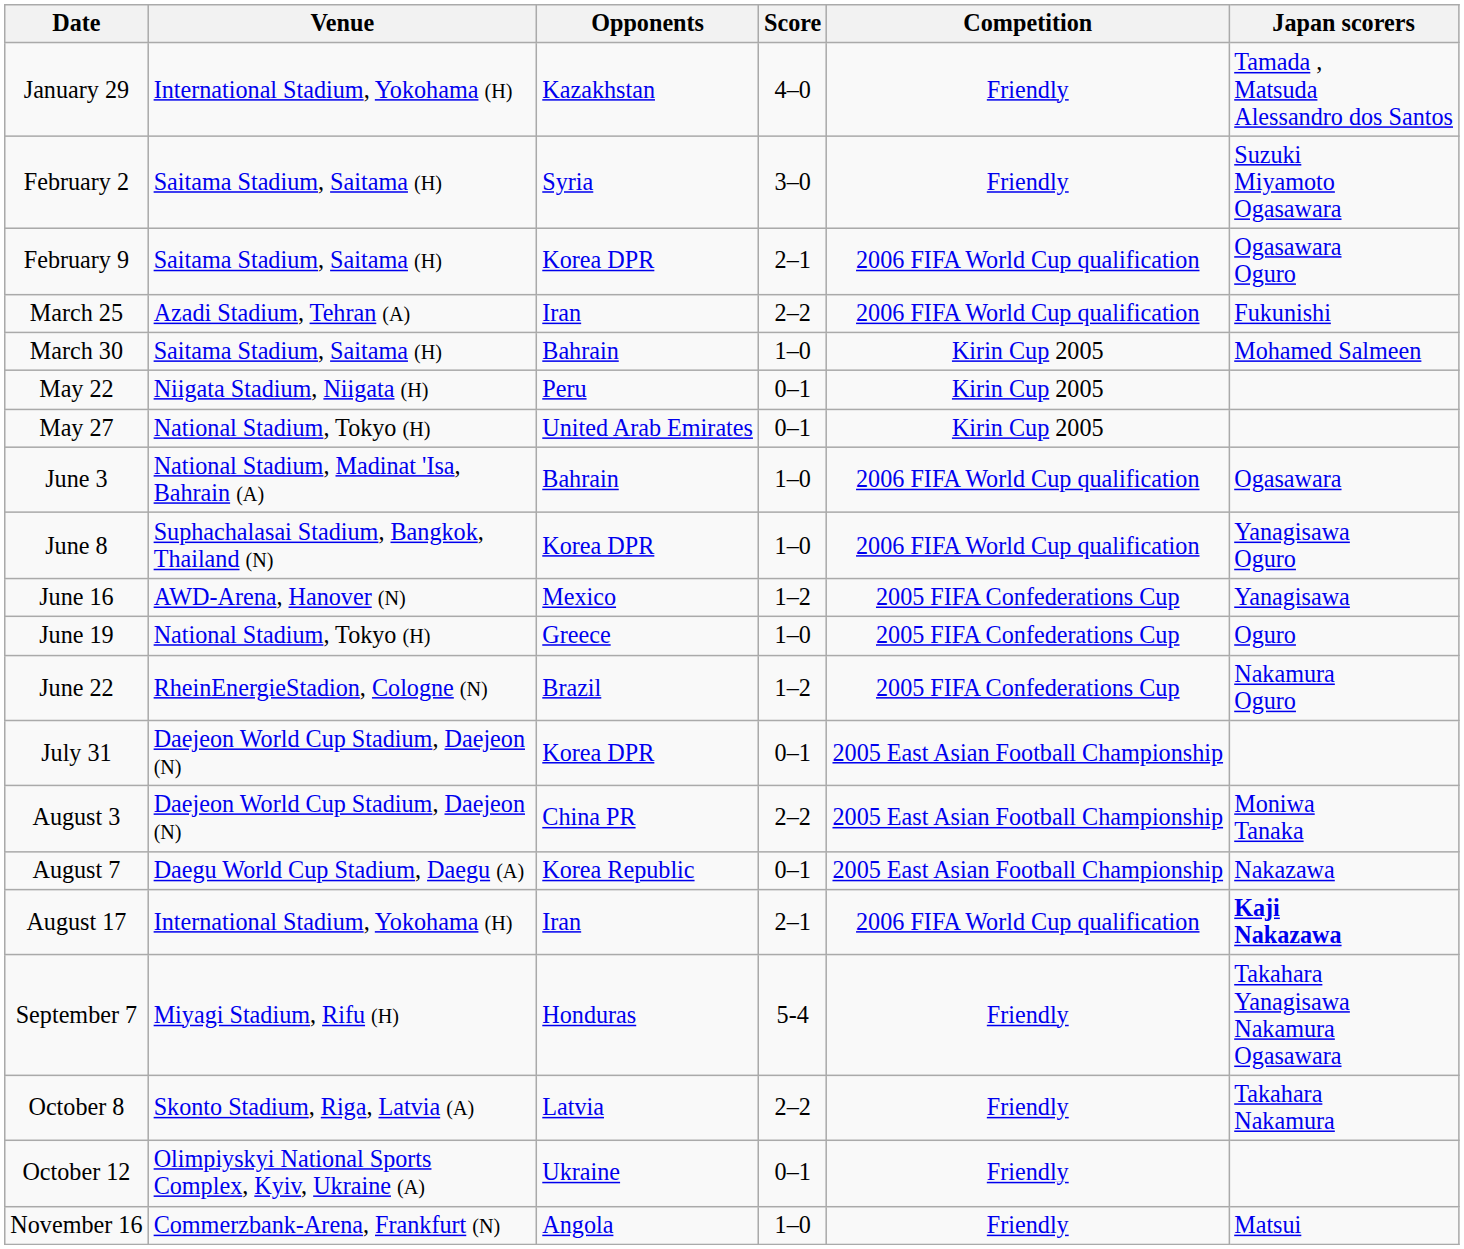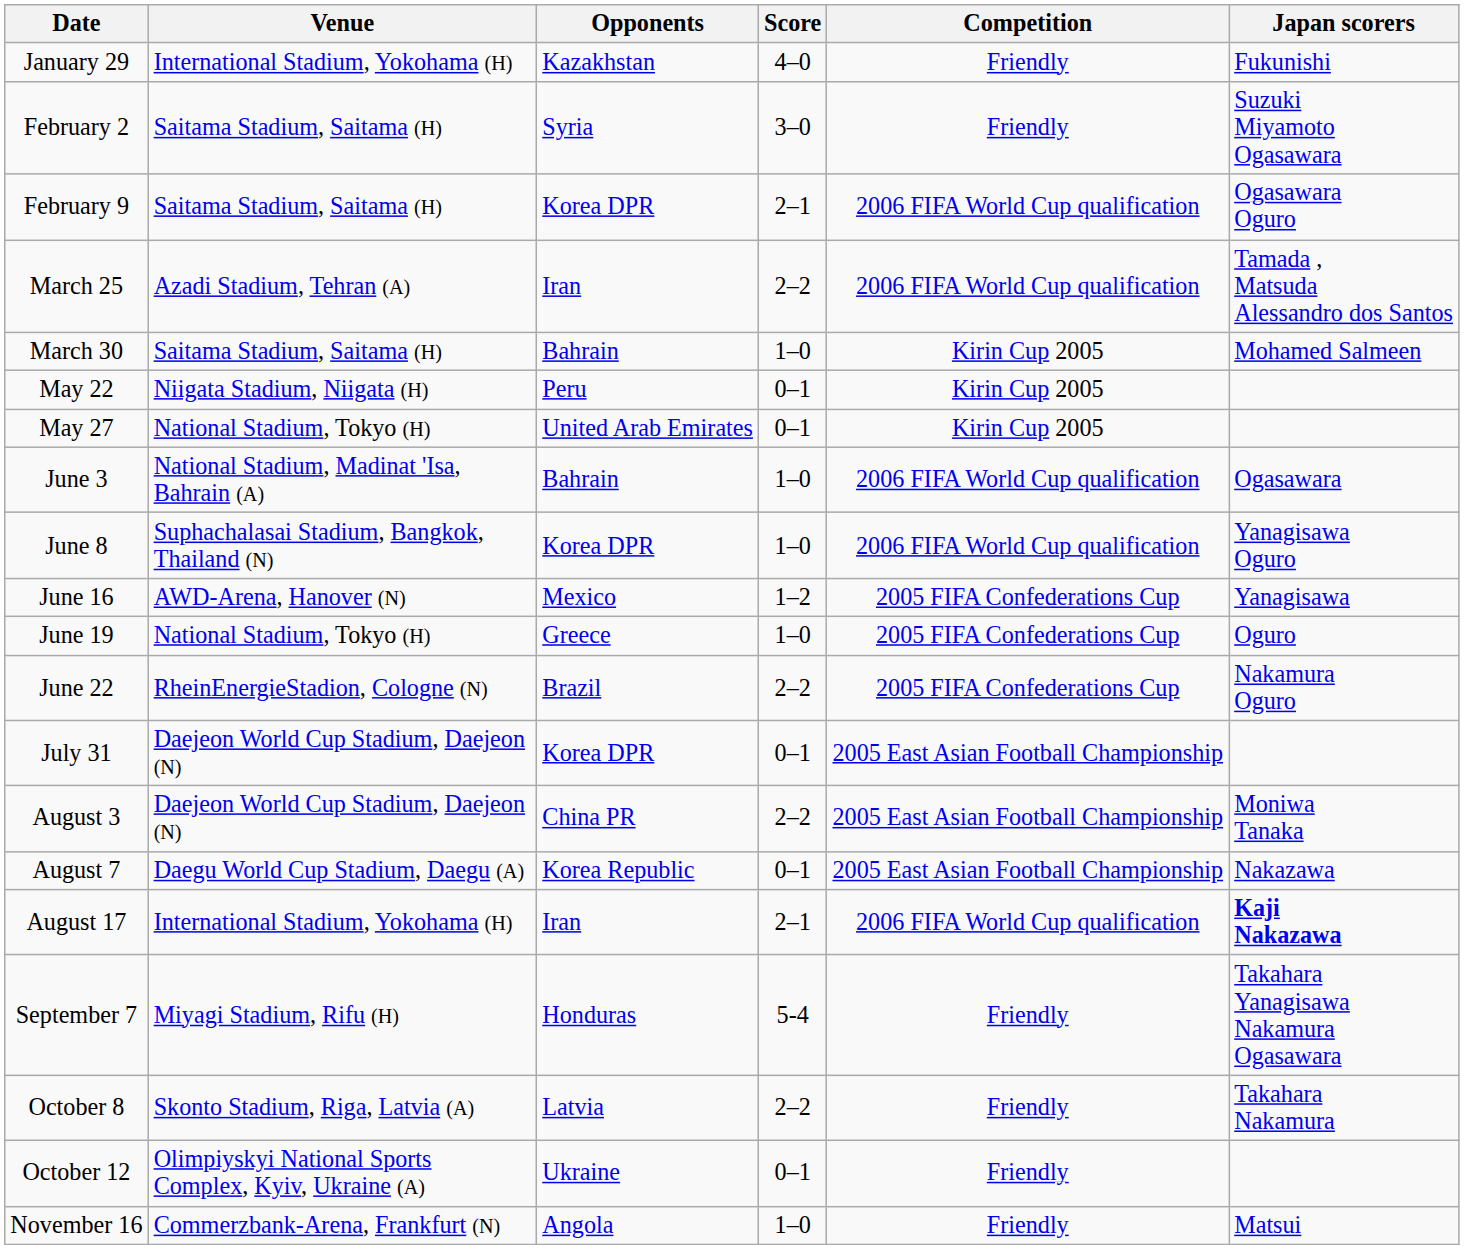(1344, 89) Tamada , Matsuda Alessandro dos Santos -> (1283, 61) Fukunishi
(1283, 312) Fukunishi -> (1344, 285) Tamada , Matsuda Alessandro dos Santos
(793, 687) 1–2 -> (793, 687) 2–2
